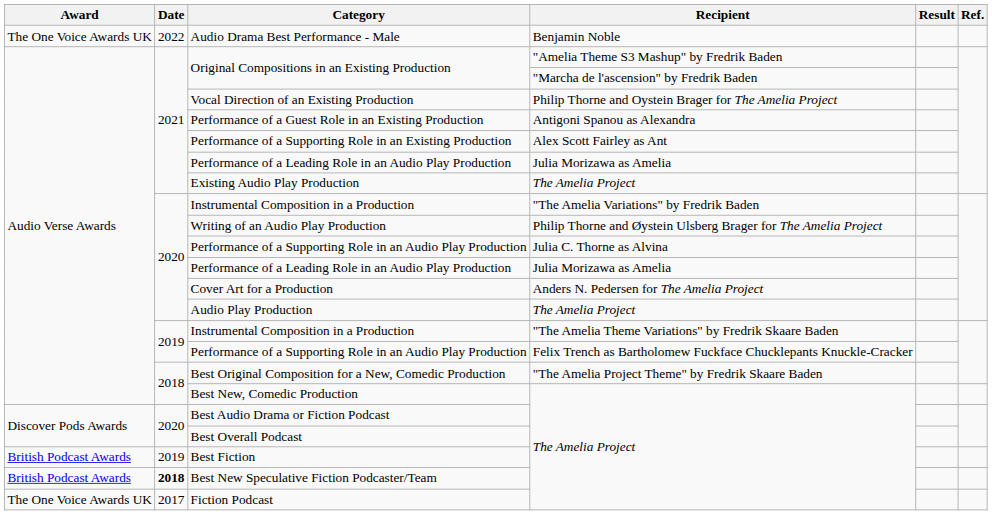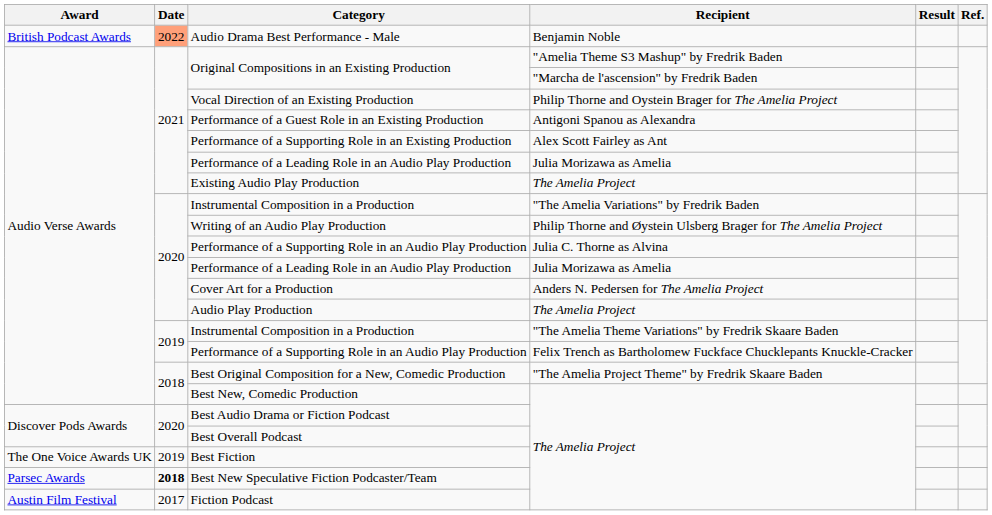(80, 36) The One Voice Awards UK -> (69, 36) British Podcast Awards
(171, 36) no background -> (171, 36) lightsalmon background
(69, 457) British Podcast Awards -> (80, 457) The One Voice Awards UK
(69, 478) British Podcast Awards -> (46, 478) Parsec Awards
(80, 499) The One Voice Awards UK -> (62, 499) Austin Film Festival
